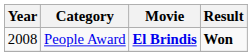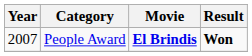(23, 39) 2008 -> (23, 39) 2007
